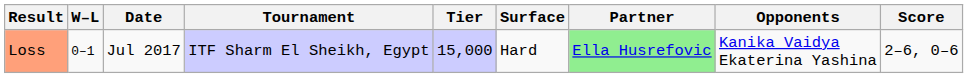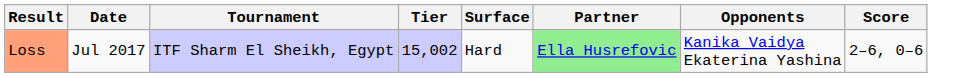- column: (85, 17)
(465, 51) 15,000 -> (430, 51) 15,002
